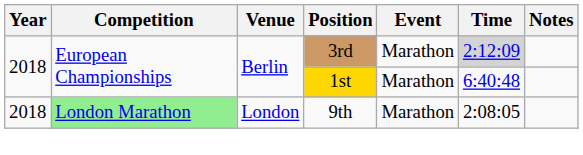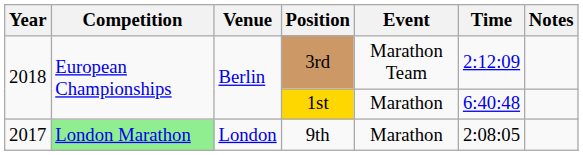(418, 51) Marathon -> (406, 62) Marathon Team
(492, 51) lightgrey background -> (491, 62) no background
(28, 112) 2018 -> (28, 135) 2017
